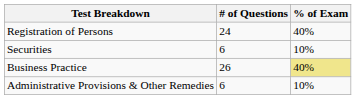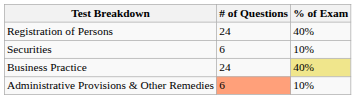(225, 67) 26 -> (225, 67) 24
(222, 85) no background -> (222, 85) lightsalmon background
